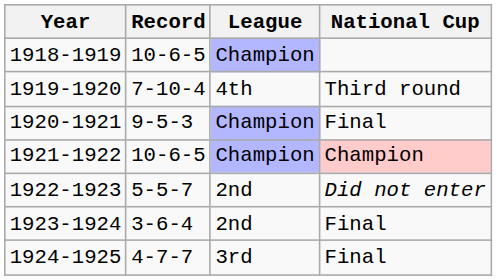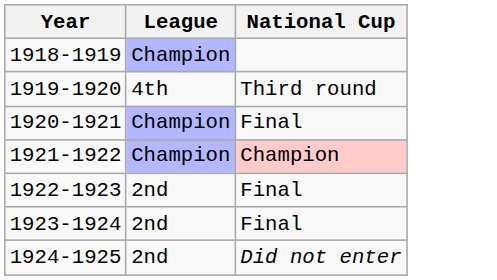- column: (168, 22)
(405, 190) Did not enter -> (271, 190) Final
(234, 257) 3rd -> (150, 257) 2nd
(356, 257) Final -> (321, 257) Did not enter
